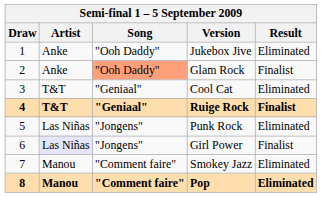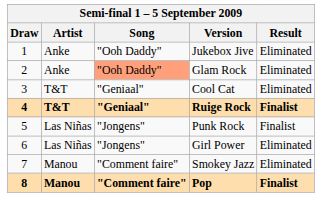(275, 70) Finalist -> (286, 70) Eliminated
(284, 126) Eliminated -> (277, 126) Finalist
(66, 145) lavender background -> (68, 145) no background
(275, 145) Finalist -> (286, 145) Eliminated
(286, 182) Eliminated -> (279, 182) Finalist
